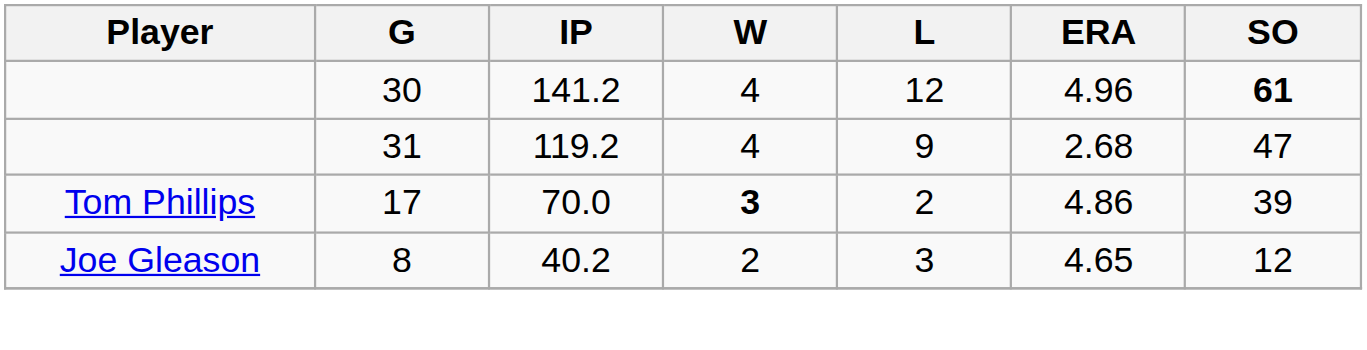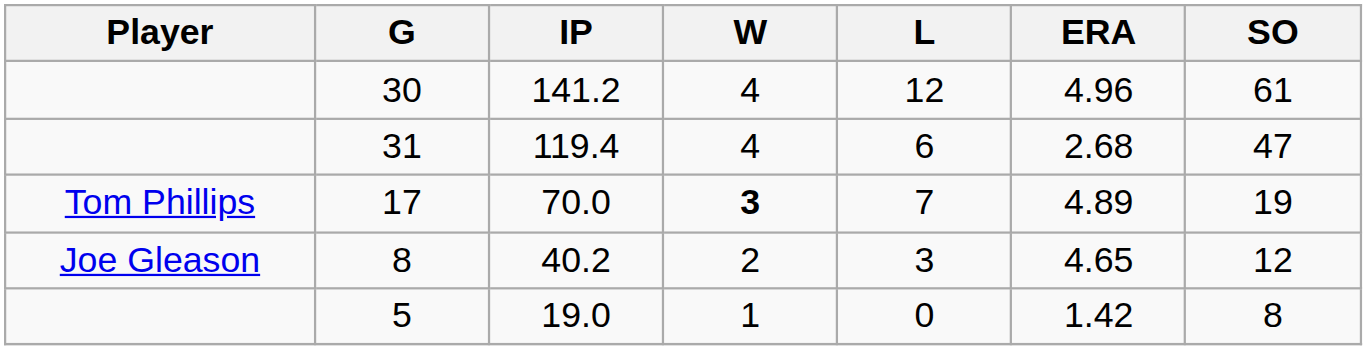(1273, 89) bold -> (1273, 89) normal
(576, 145) 119.2 -> (576, 145) 119.4
(924, 145) 9 -> (924, 145) 6
(924, 202) 2 -> (924, 202) 7
(1099, 202) 4.86 -> (1099, 202) 4.89
(1273, 202) 39 -> (1273, 202) 19
+ row: (402, 315)
